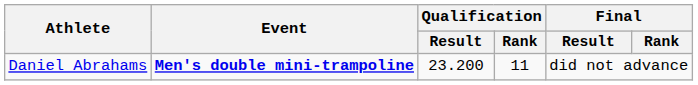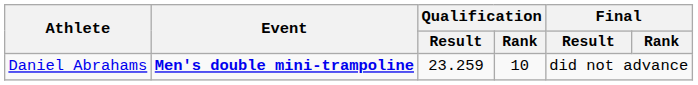(456, 66) 23.200 -> (456, 66) 23.259
(520, 66) 11 -> (520, 66) 10
